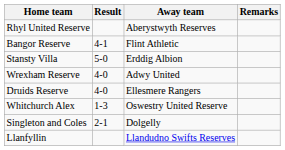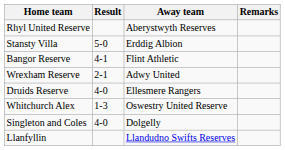rows swapped: (38, 43) <-> (32, 59)
(101, 75) 4-0 -> (101, 75) 2-1
(101, 122) 2-1 -> (101, 122) 4-0
